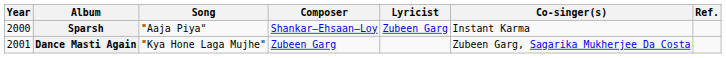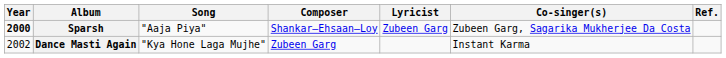(19, 29) normal -> (19, 29) bold
(491, 29) Instant Karma -> (572, 29) Zubeen Garg, Sagarika Mukherjee Da Costa
(19, 45) 2001 -> (19, 45) 2002
(572, 45) Zubeen Garg, Sagarika Mukherjee Da Costa -> (491, 45) Instant Karma
